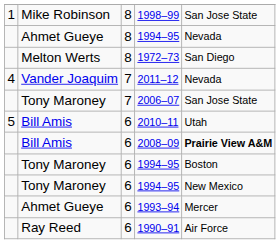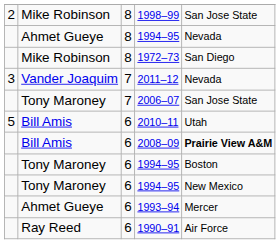(11, 15) 1 -> (11, 15) 2
(61, 57) Melton Werts -> (66, 57) Mike Robinson
(11, 79) 4 -> (11, 79) 3
